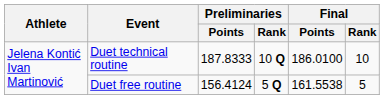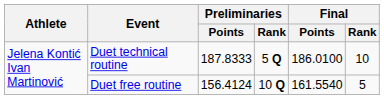(272, 59) 10 Q -> (272, 59) 5 Q
(272, 85) 5 Q -> (272, 85) 10 Q
(317, 85) 161.5538 -> (317, 85) 161.5540
